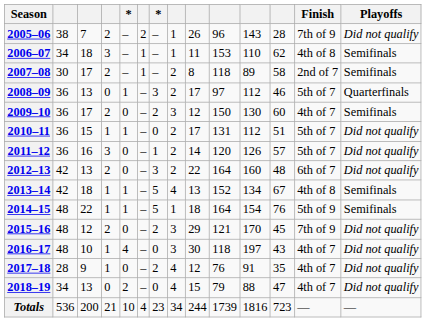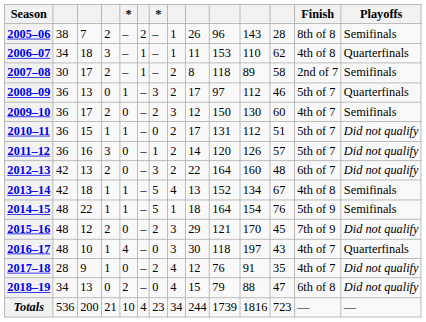(316, 33) 7th of 9 -> (316, 33) 8th of 8
(381, 33) Did not qualify -> (370, 33) Semifinals
(370, 53) Semifinals -> (376, 53) Quarterfinals
(381, 248) Did not qualify -> (376, 248) Quarterfinals
(316, 287) 4th of 7 -> (316, 287) 6th of 8
